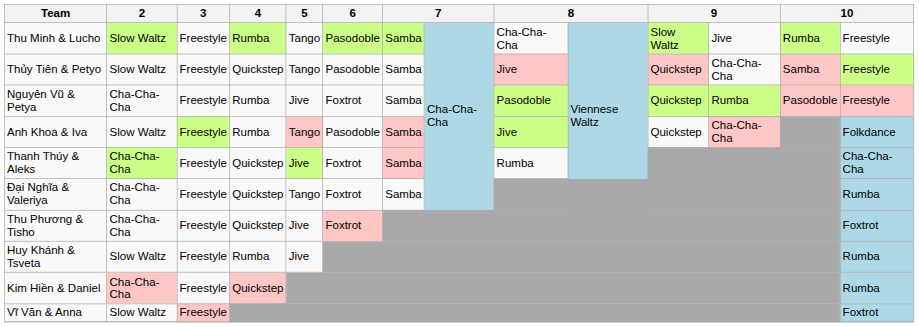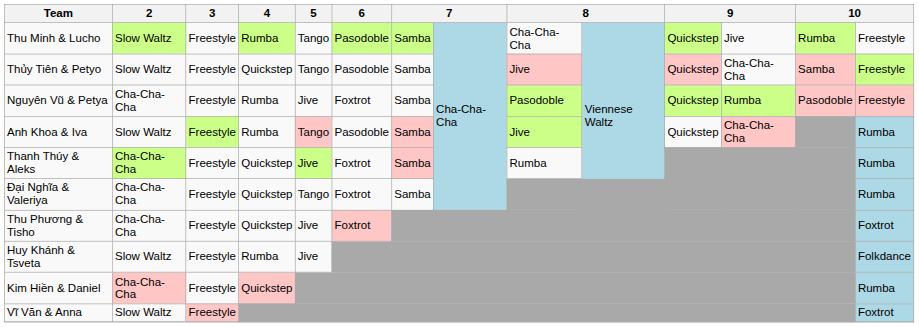(665, 38) Slow Waltz -> (693, 38) Quickstep
(869, 132) Folkdance -> (876, 132) Rumba
(868, 163) Cha-Cha-Cha -> (876, 163) Rumba
(861, 256) Rumba -> (884, 256) Folkdance
